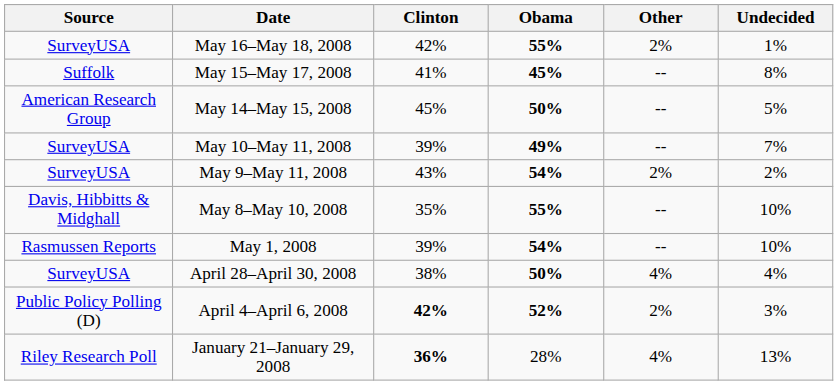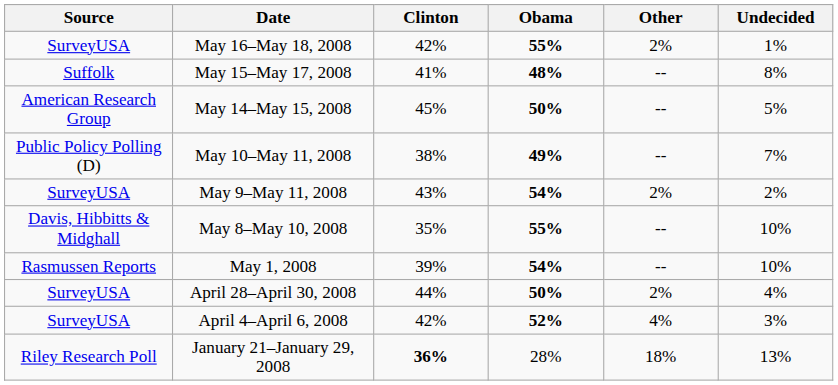(546, 72) 45% -> (546, 72) 48%
(89, 145) SurveyUSA -> (89, 155) Public Policy Polling (D)
(431, 145) 39% -> (431, 155) 38%
(431, 273) 38% -> (431, 293) 44%
(661, 273) 4% -> (661, 293) 2%
(89, 310) Public Policy Polling (D) -> (89, 320) SurveyUSA
(431, 310) bold -> (431, 320) normal
(661, 310) 2% -> (661, 320) 4%
(661, 356) 4% -> (661, 356) 18%
